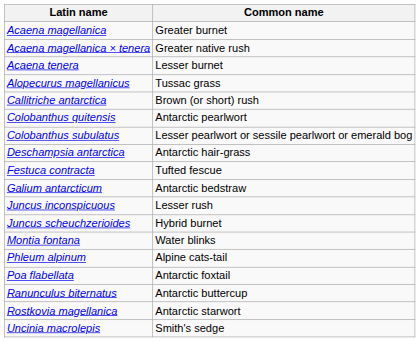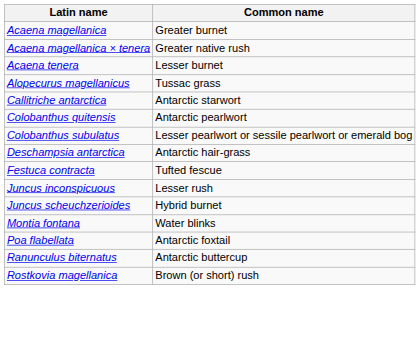(207, 100) Brown (or short) rush -> (198, 100) Antarctic starwort
- row: (54, 188)
- row: (46, 258)
(198, 310) Antarctic starwort -> (207, 275) Brown (or short) rush
- row: (54, 328)
